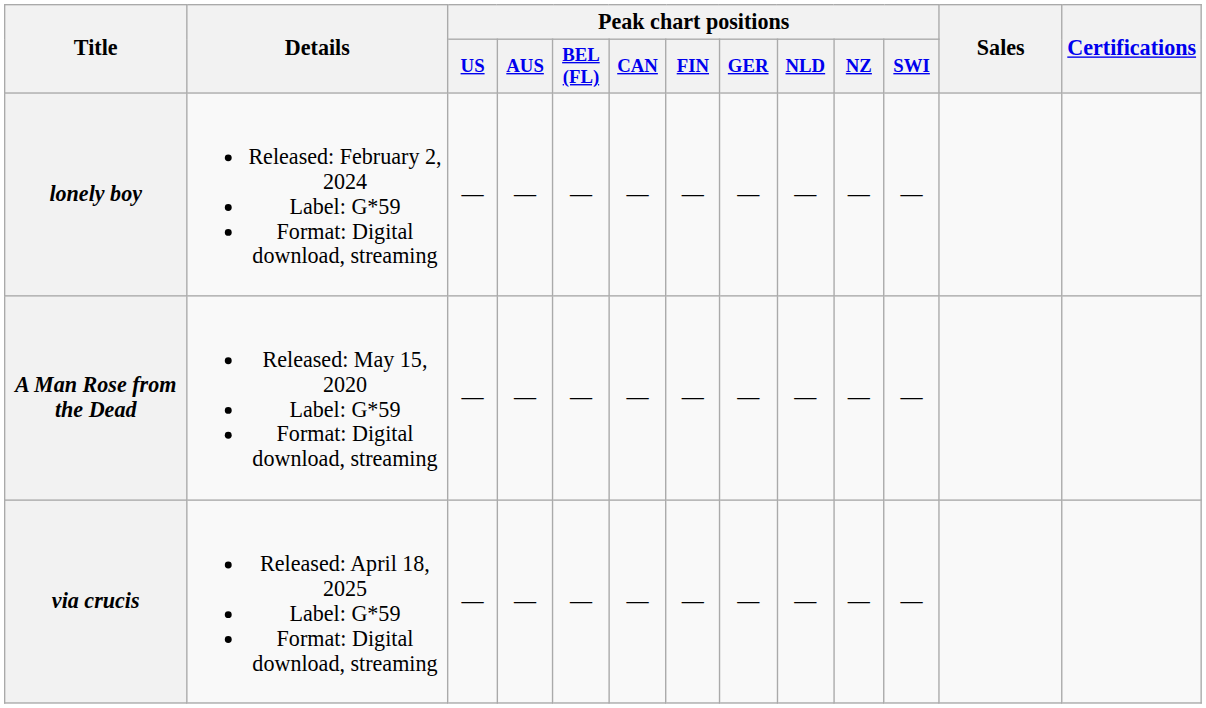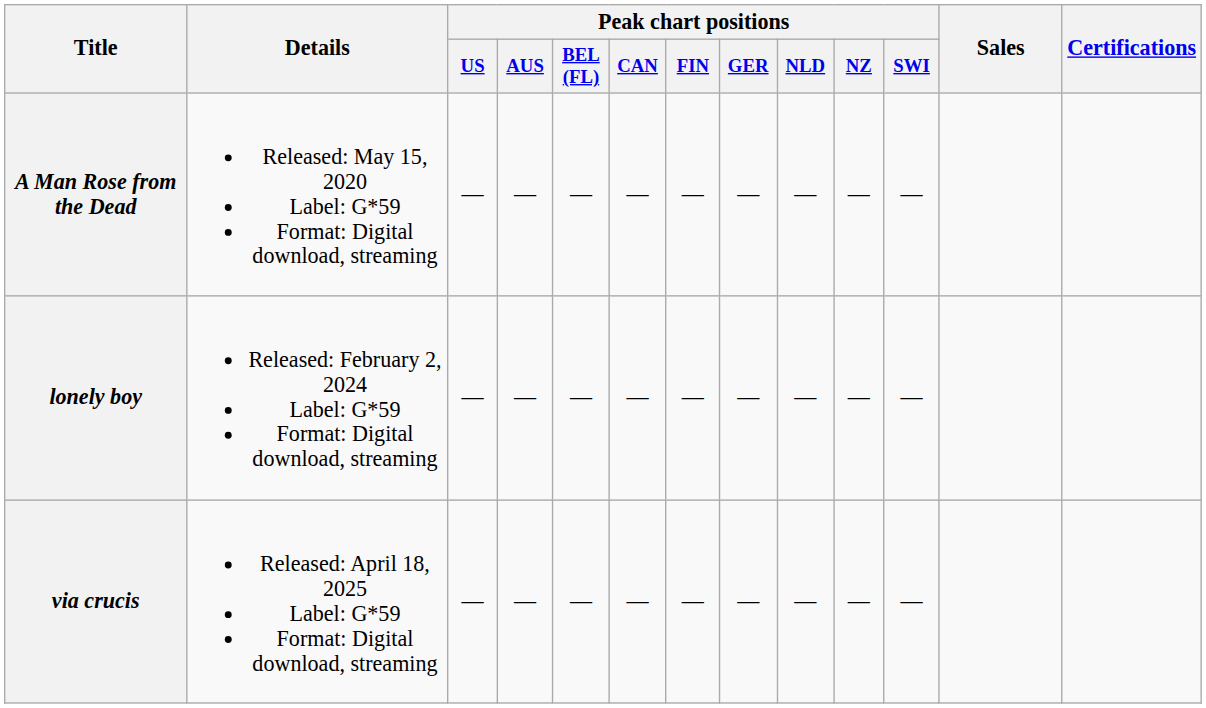rows swapped: (96, 397) <-> (96, 194)
